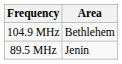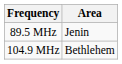rows swapped: (33, 50) <-> (33, 31)
